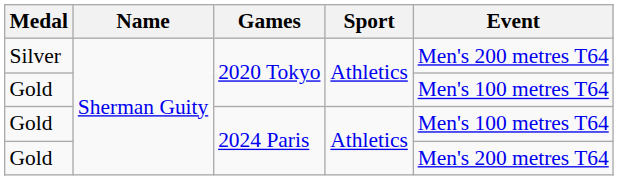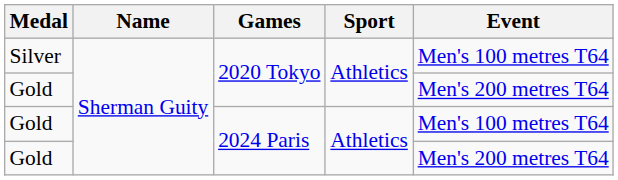(513, 55) Men's 200 metres T64 -> (513, 55) Men's 100 metres T64
(513, 89) Men's 100 metres T64 -> (513, 89) Men's 200 metres T64
